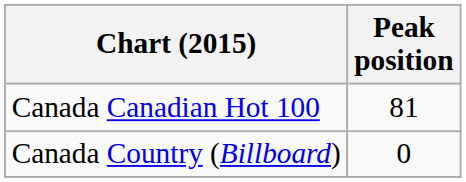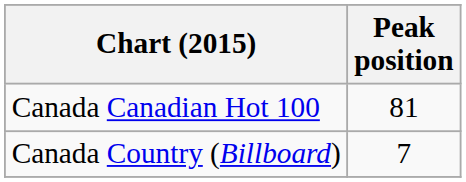(404, 153) 0 -> (404, 153) 7
